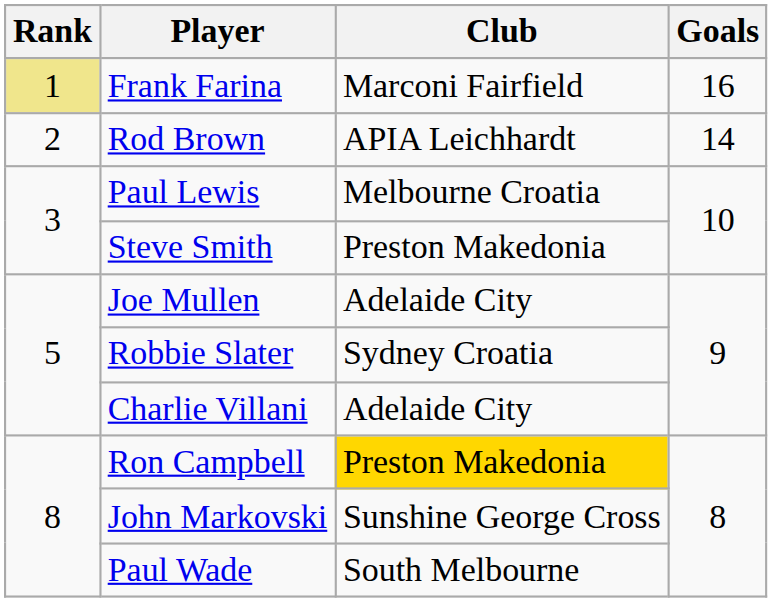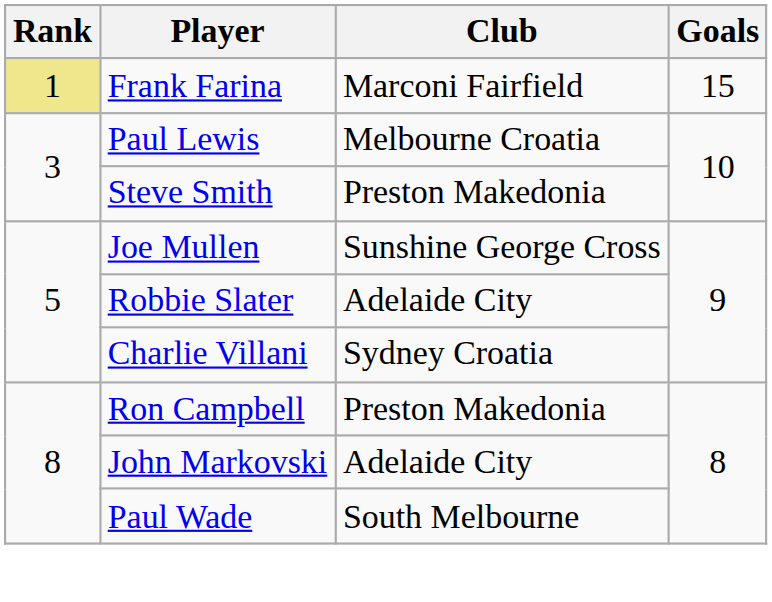(718, 85) 16 -> (718, 85) 15
- row: (186, 138)
(438, 300) Adelaide City -> (502, 246) Sunshine George Cross
(448, 354) Sydney Croatia -> (438, 300) Adelaide City
(438, 407) Adelaide City -> (448, 354) Sydney Croatia
(474, 461) gold background -> (474, 407) no background
(502, 515) Sunshine George Cross -> (438, 461) Adelaide City
